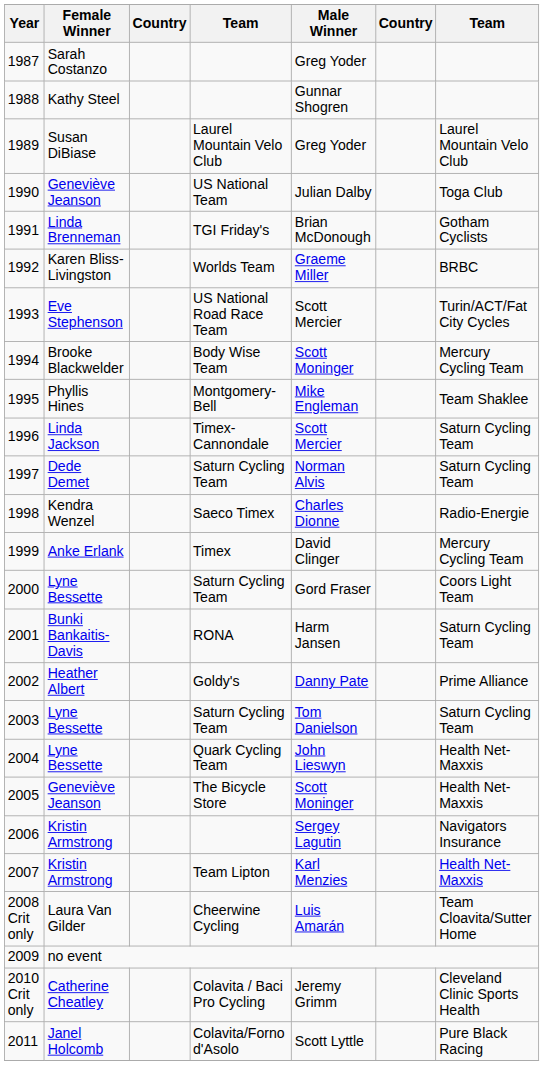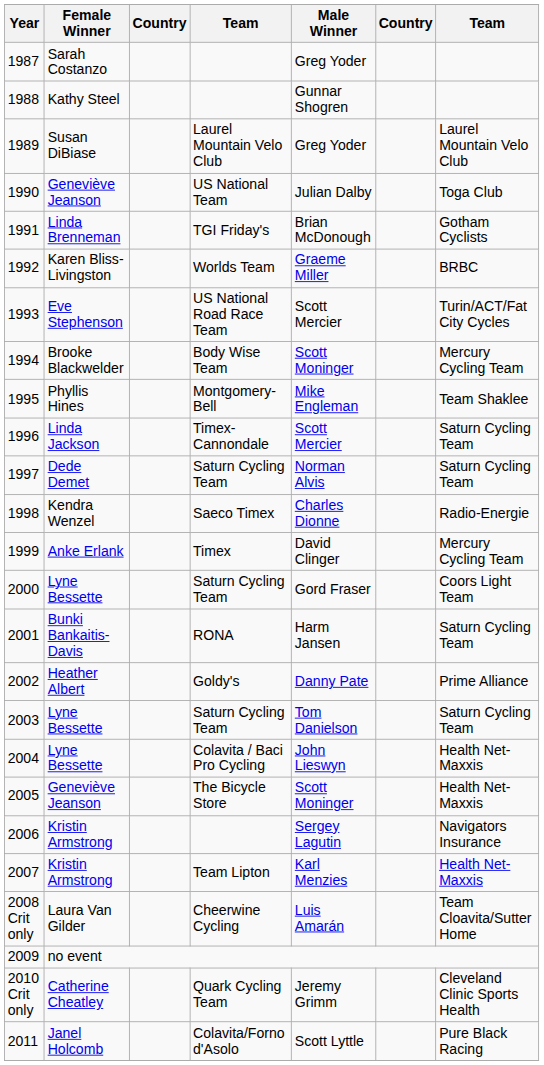(237, 758) Quark Cycling Team -> (238, 758) Colavita / Baci Pro Cycling
(238, 995) Colavita / Baci Pro Cycling -> (237, 995) Quark Cycling Team
